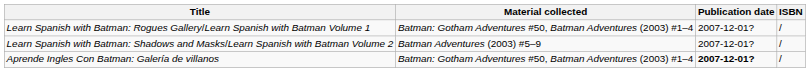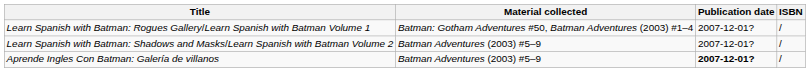(546, 59) Batman: Gotham Adventures #50, Batman Adventures (2003) #1–4 -> (469, 59) Batman Adventures (2003) #5–9
